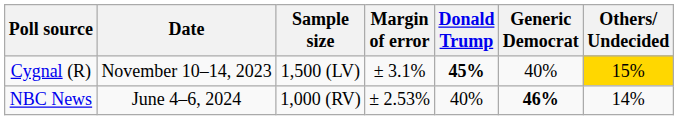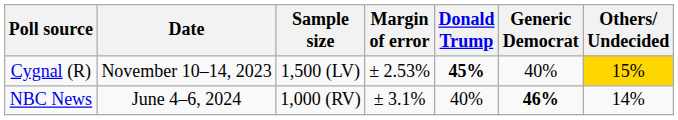(400, 70) ± 3.1% -> (400, 70) ± 2.53%
(400, 100) ± 2.53% -> (400, 100) ± 3.1%
